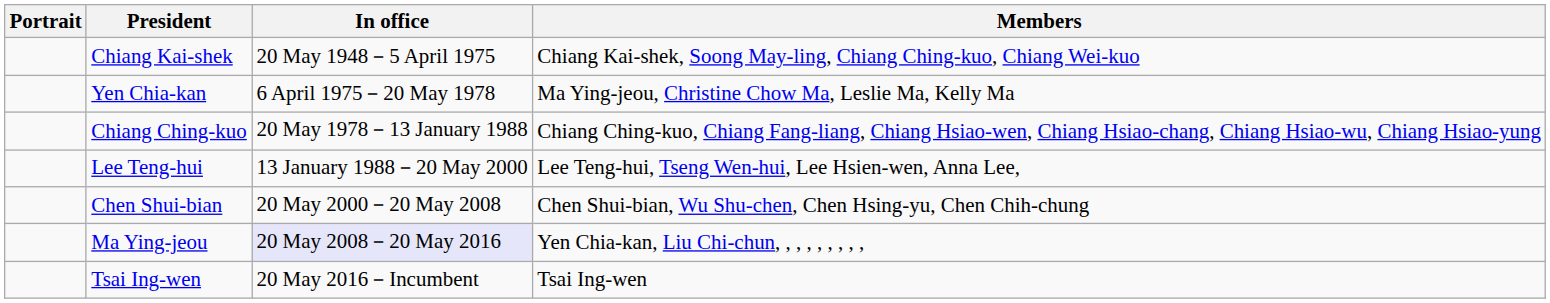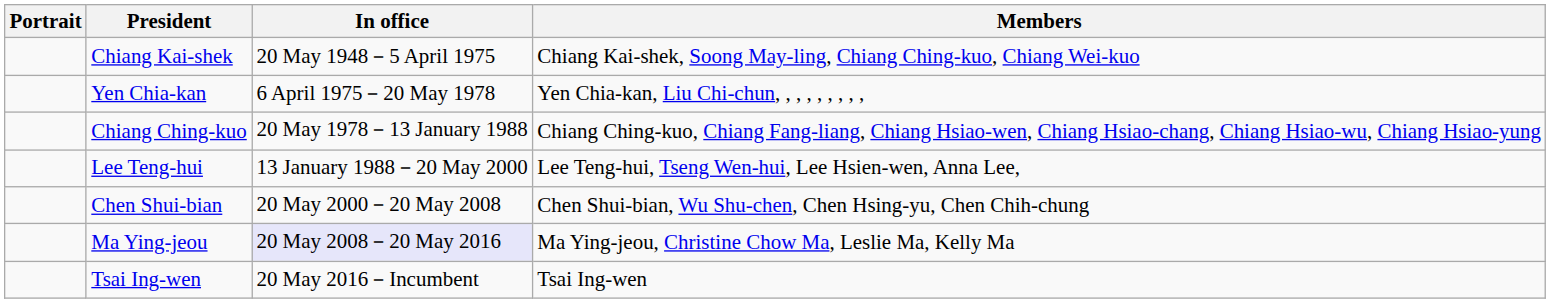(776, 93) Ma Ying-jeou, Christine Chow Ma, Leslie Ma, Kelly Ma -> (701, 93) Yen Chia-kan, Liu Chi-chun, , , , , , , , ,
(701, 242) Yen Chia-kan, Liu Chi-chun, , , , , , , , , -> (776, 242) Ma Ying-jeou, Christine Chow Ma, Leslie Ma, Kelly Ma
